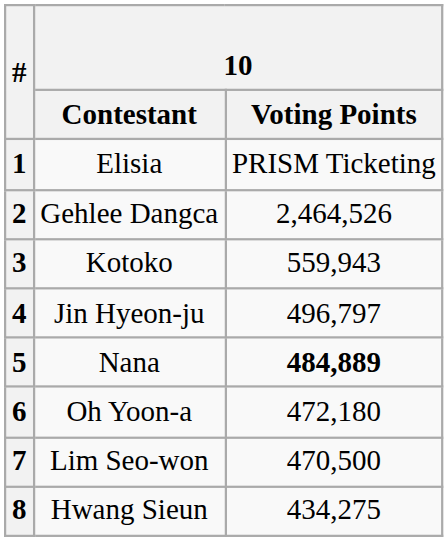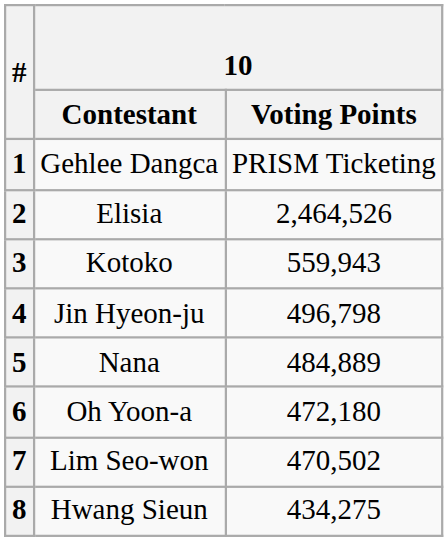(129, 163) Elisia -> (129, 163) Gehlee Dangca
(129, 213) Gehlee Dangca -> (129, 213) Elisia
(334, 312) 496,797 -> (334, 312) 496,798
(334, 361) bold -> (334, 361) normal
(334, 460) 470,500 -> (334, 460) 470,502
